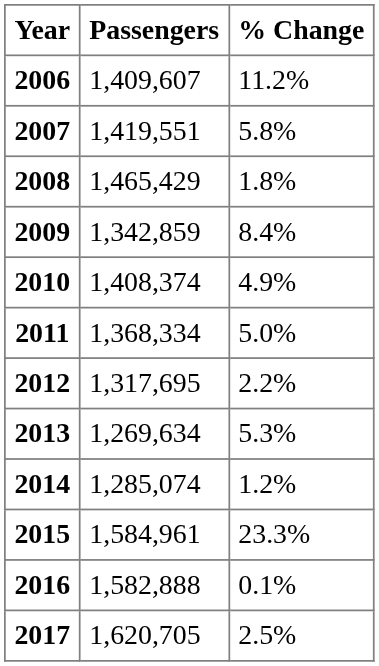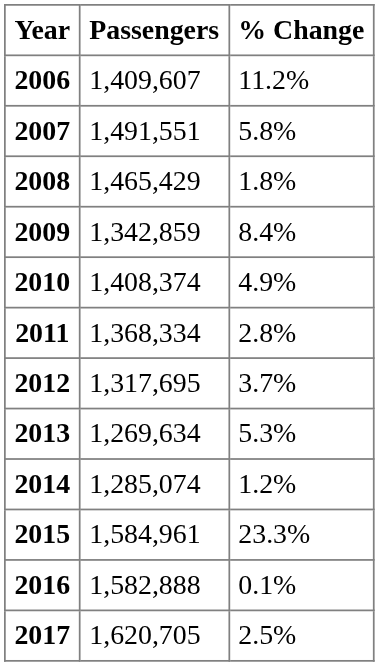(145, 130) 1,419,551 -> (145, 130) 1,491,551
(267, 332) 5.0% -> (267, 332) 2.8%
(267, 382) 2.2% -> (267, 382) 3.7%
